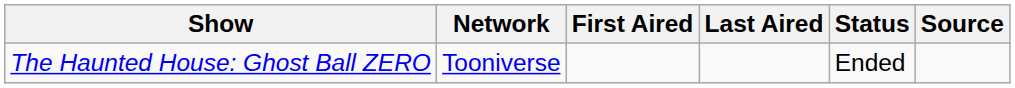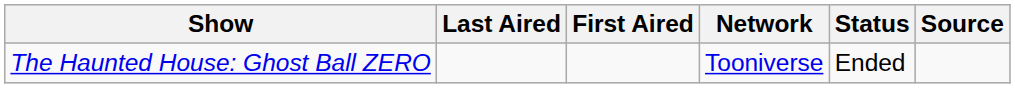columns swapped: (501, 23) <-> (764, 23)
